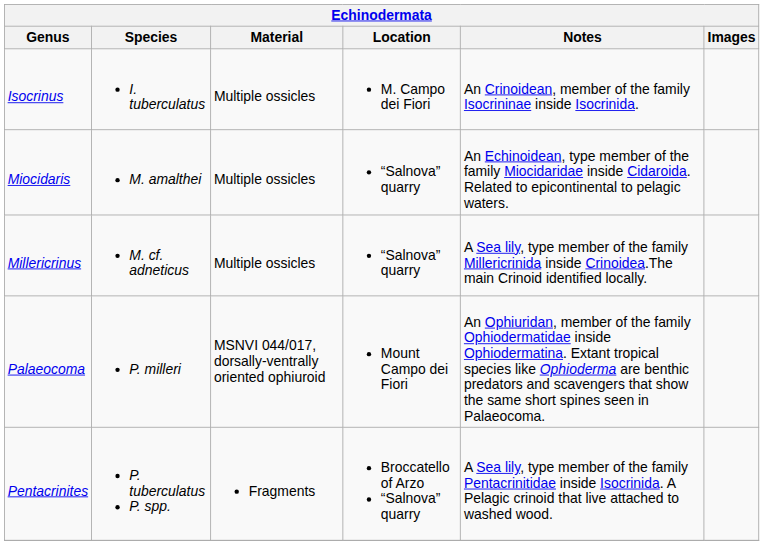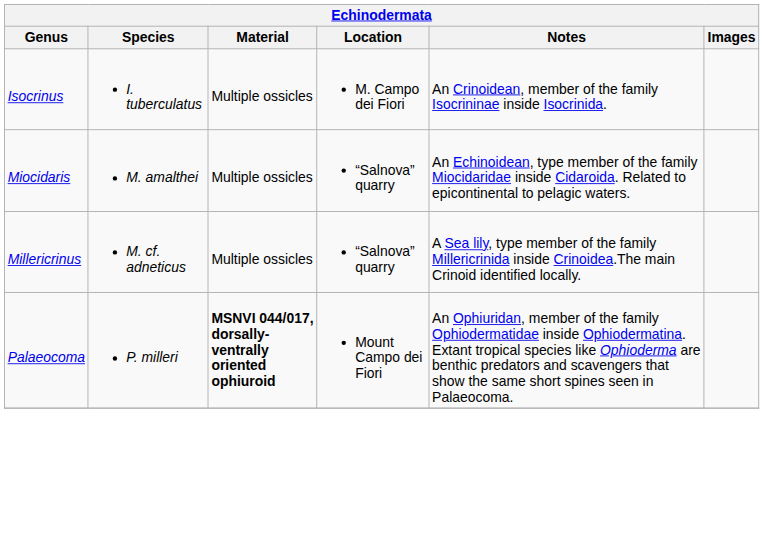(270, 361) normal -> (262, 350) bold
- row: (48, 491)
